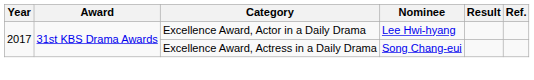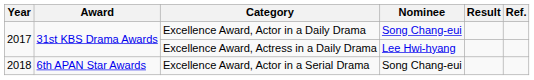(419, 30) Lee Hwi-hyang -> (422, 30) Song Chang-eui
(422, 48) Song Chang-eui -> (419, 48) Lee Hwi-hyang
+ row: (266, 65)
